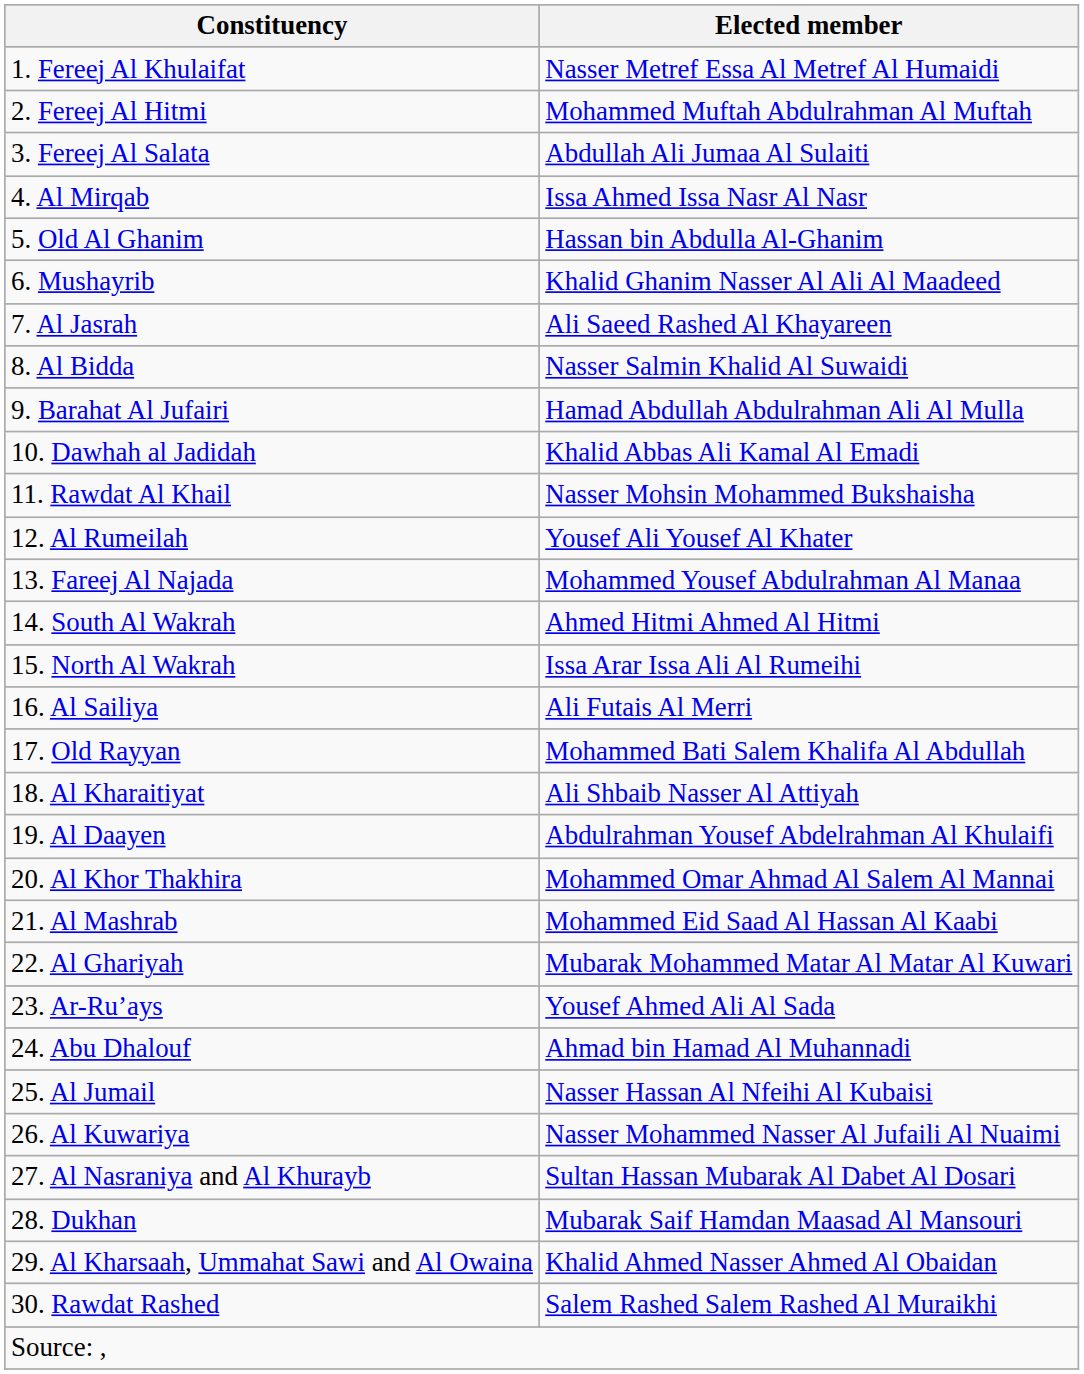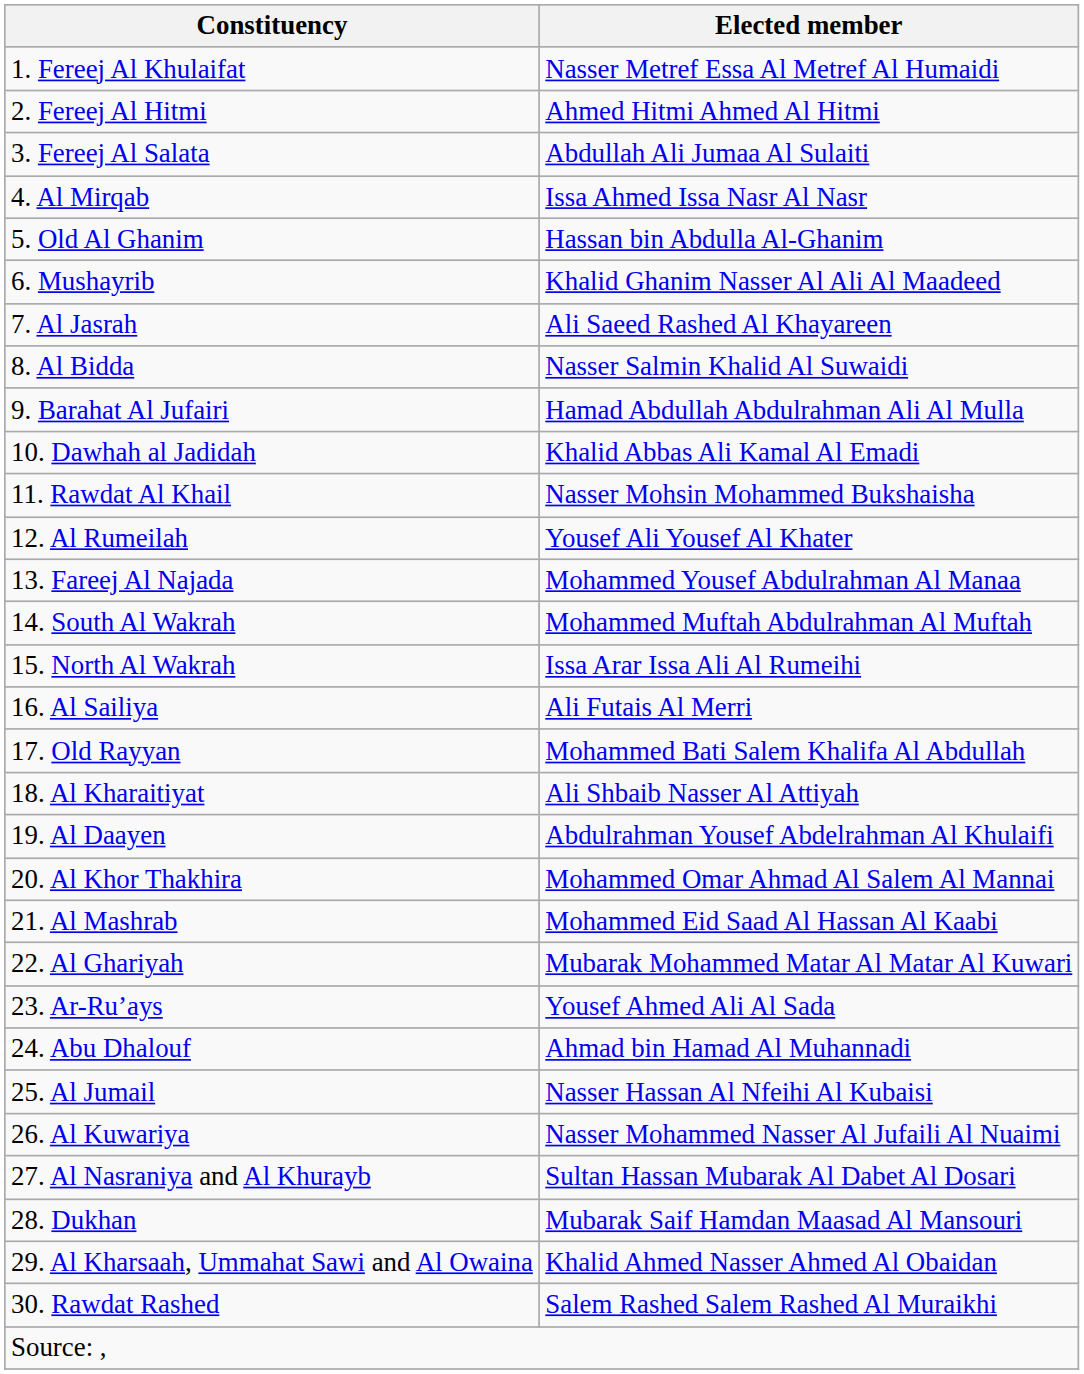(789, 111) Mohammed Muftah Abdulrahman Al Muftah -> (713, 111) Ahmed Hitmi Ahmed Al Hitmi
(713, 622) Ahmed Hitmi Ahmed Al Hitmi -> (789, 622) Mohammed Muftah Abdulrahman Al Muftah
